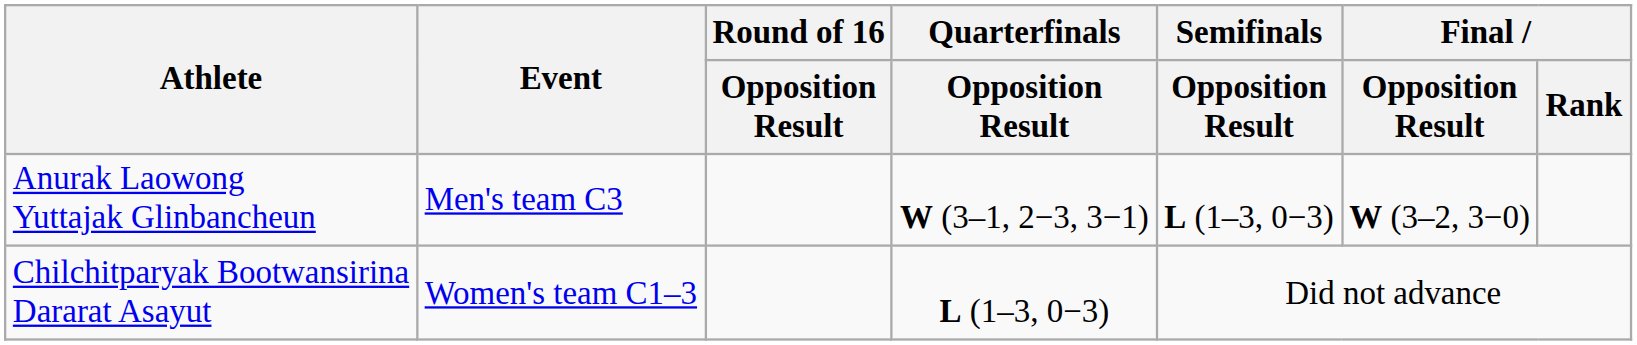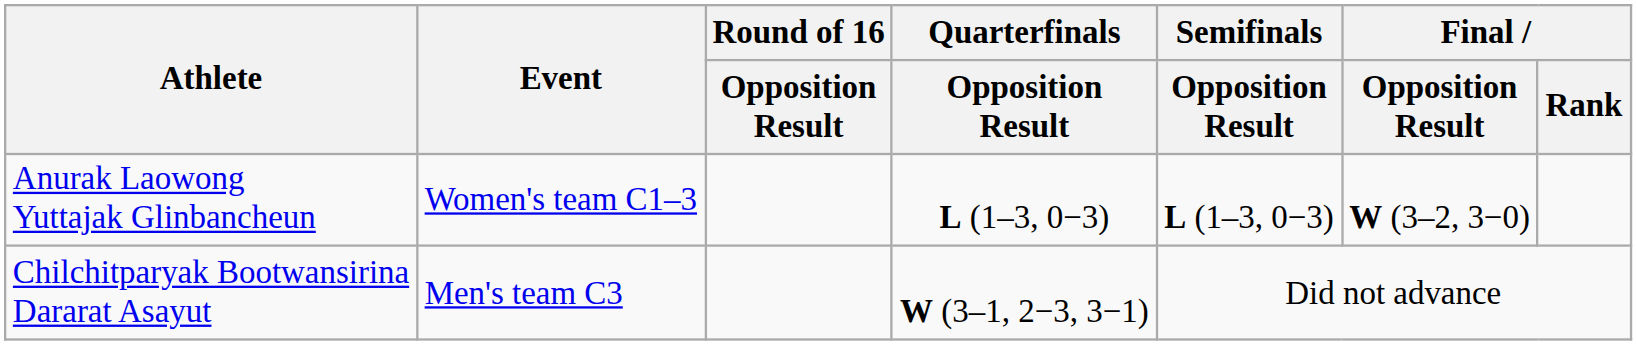(524, 199) Men's team C3 -> (561, 199) Women's team C1–3
(1024, 218) W (3–1, 2−3, 3−1) -> (1024, 218) L (1–3, 0−3)
(561, 292) Women's team C1–3 -> (524, 292) Men's team C3
(1024, 312) L (1–3, 0−3) -> (1024, 312) W (3–1, 2−3, 3−1)
